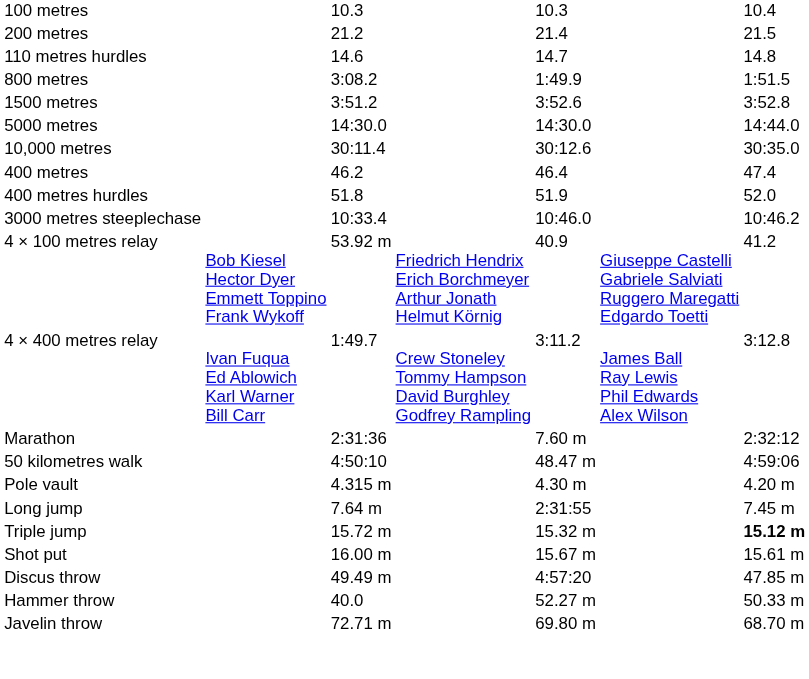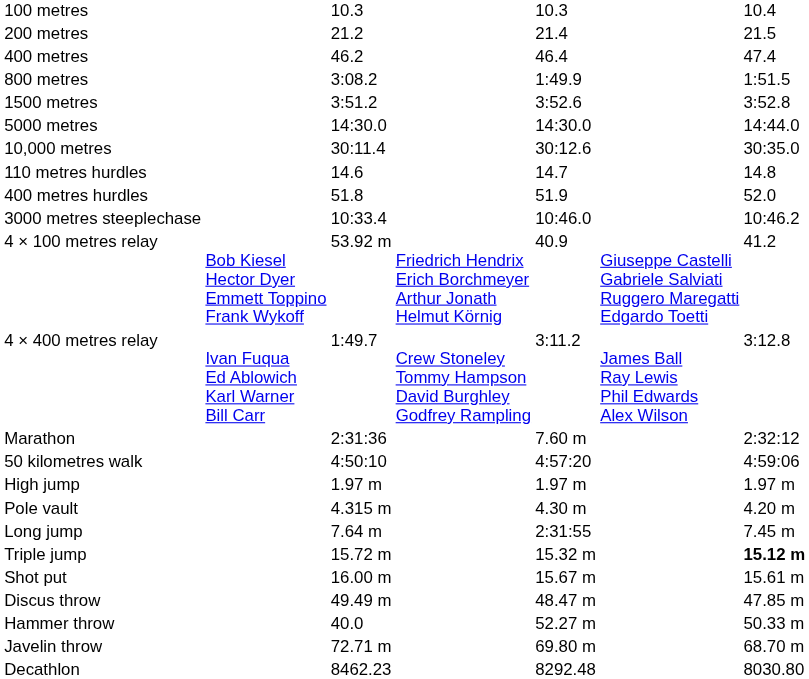rows swapped: (46, 172) <-> (75, 56)
(566, 462) 48.47 m -> (563, 462) 4:57:20
+ row: (42, 485)
(563, 577) 4:57:20 -> (566, 600) 48.47 m
+ row: (42, 669)
